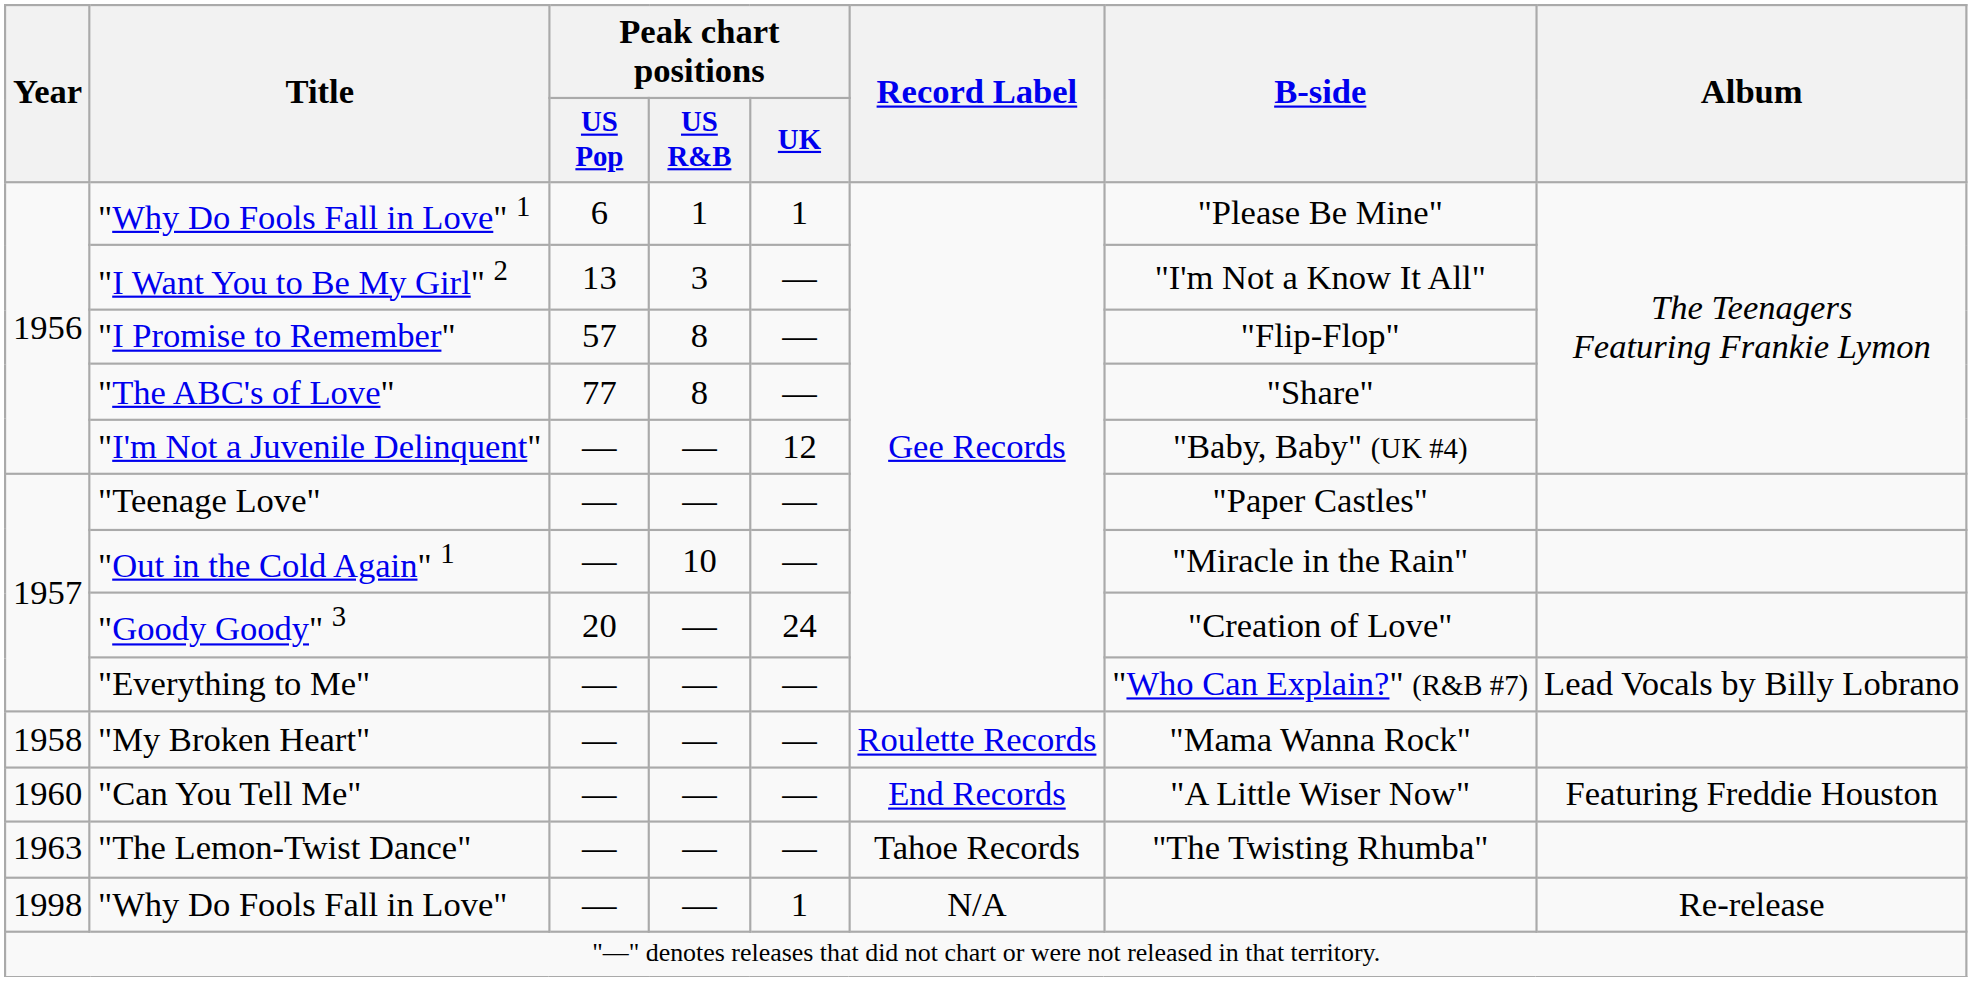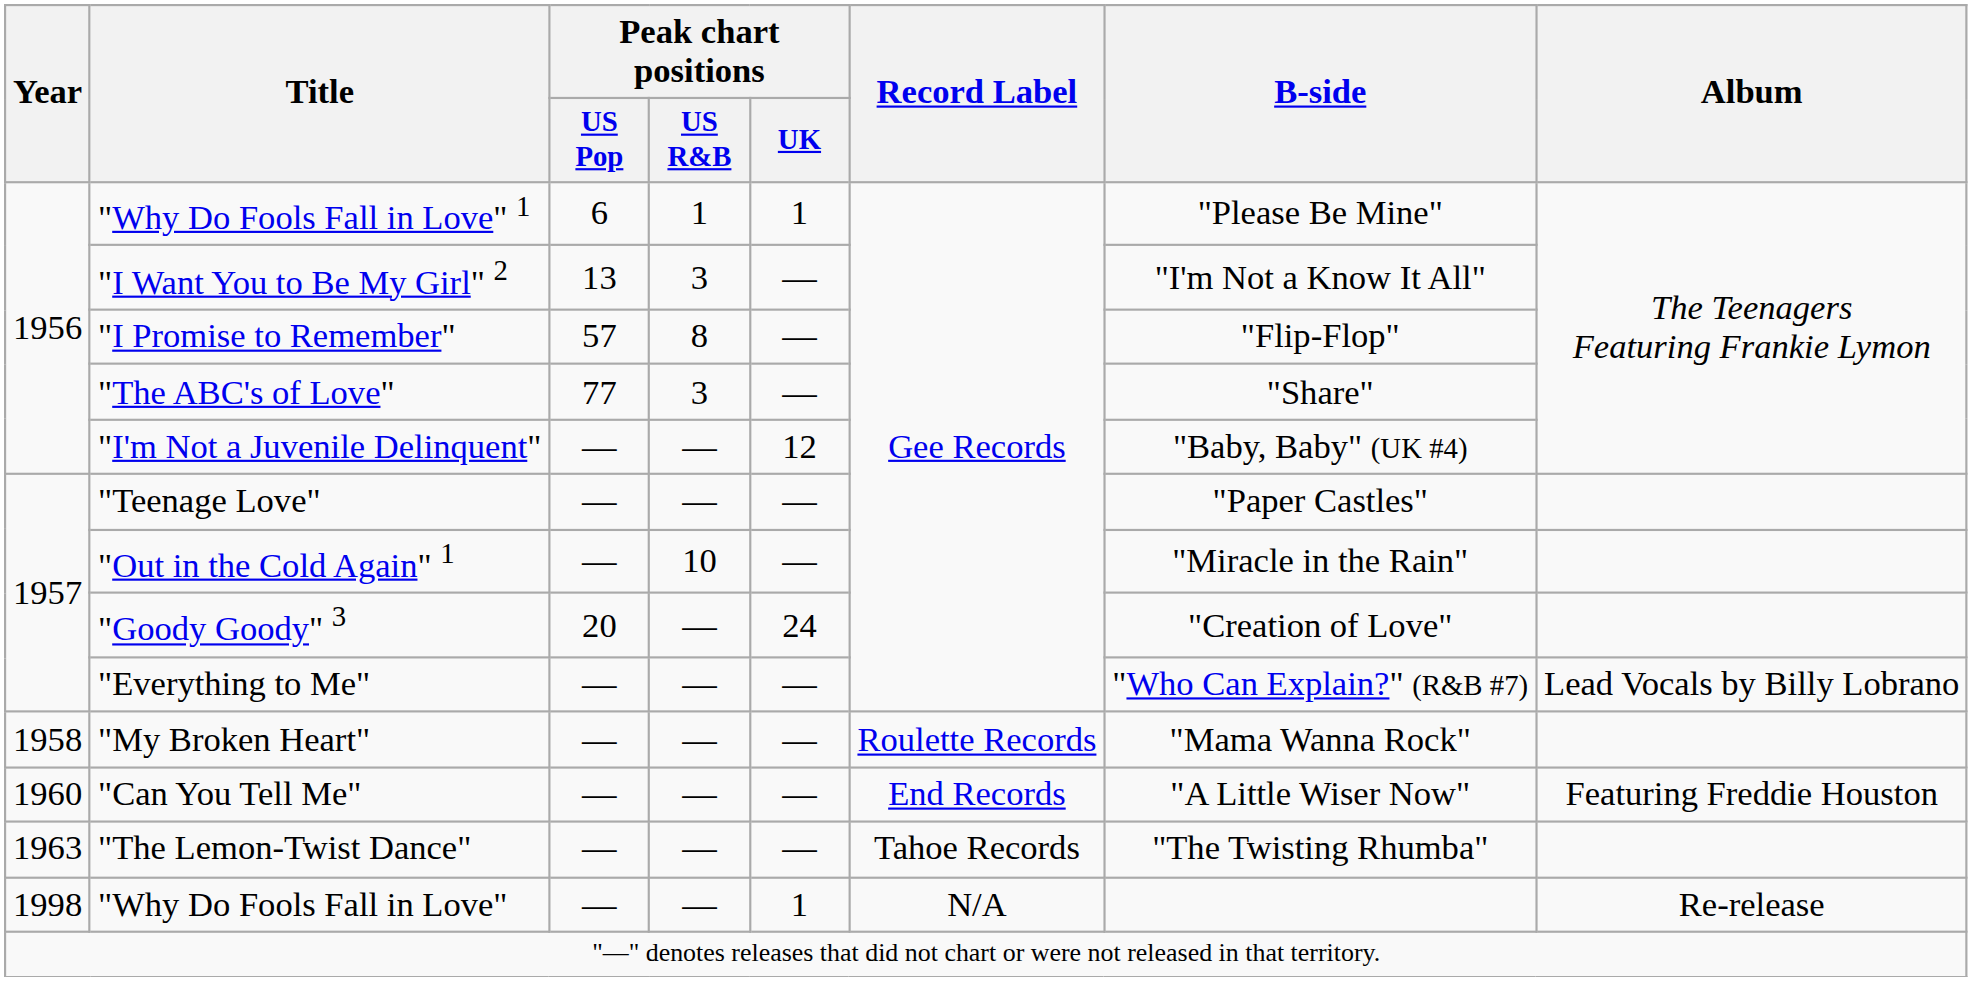(699, 391) 8 -> (699, 391) 3
